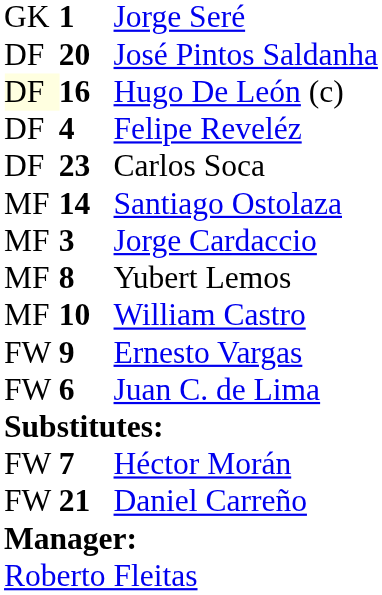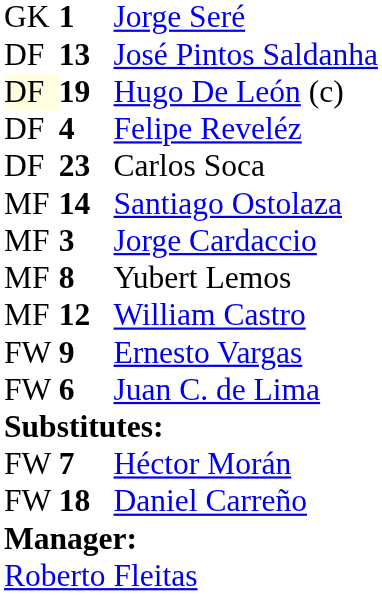(75, 54) 20 -> (75, 54) 13
(75, 91) 16 -> (75, 91) 19
(75, 314) 10 -> (75, 314) 12
(75, 501) 21 -> (75, 501) 18
